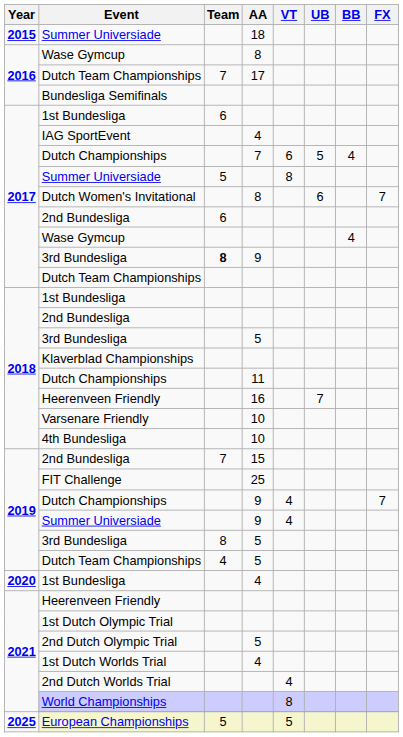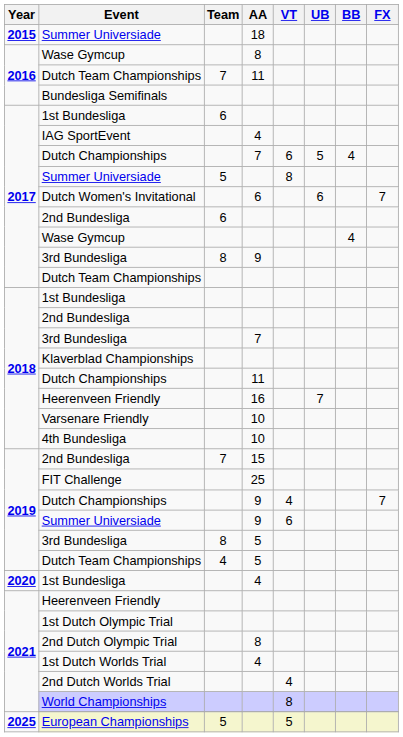(258, 75) 17 -> (258, 75) 11
(258, 197) 8 -> (258, 197) 6
(223, 257) bold -> (223, 257) normal
(258, 338) 5 -> (258, 338) 7
(289, 520) 4 -> (289, 520) 6
(258, 641) 5 -> (258, 641) 8
